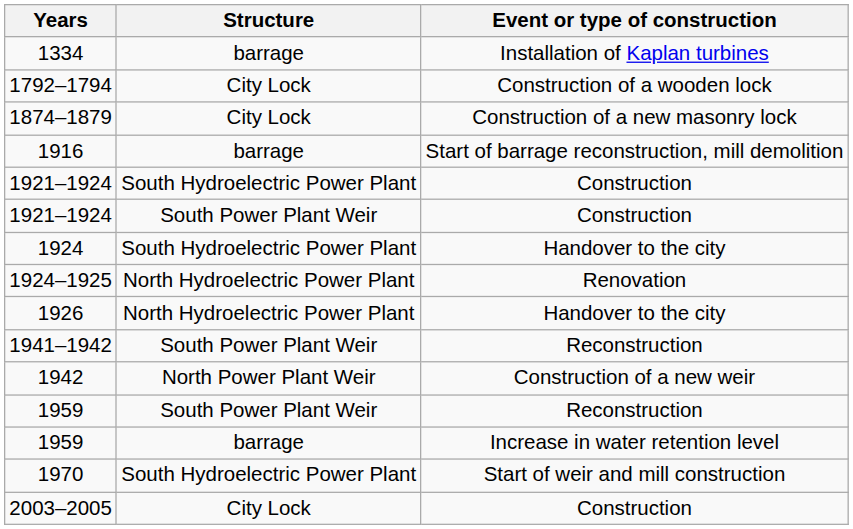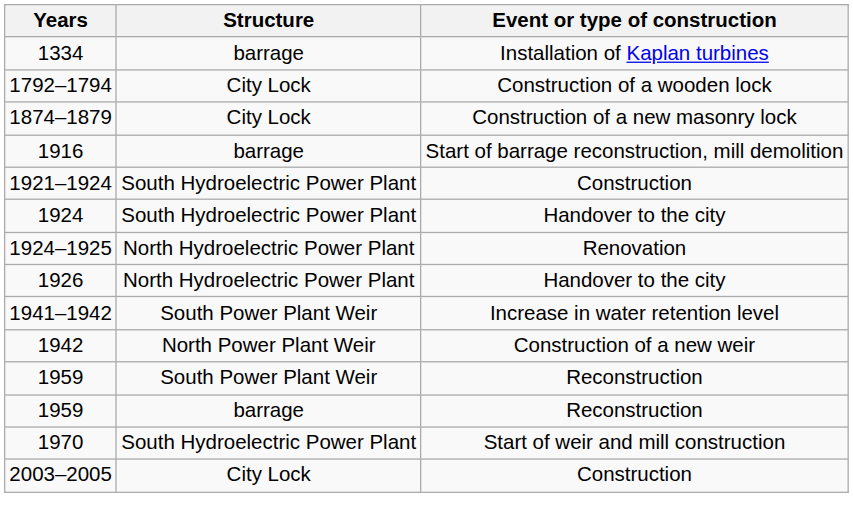- row: (61, 215)
(634, 345) Reconstruction -> (634, 313) Increase in water retention level
(634, 442) Increase in water retention level -> (634, 410) Reconstruction
